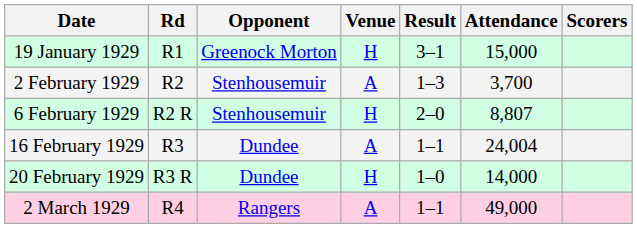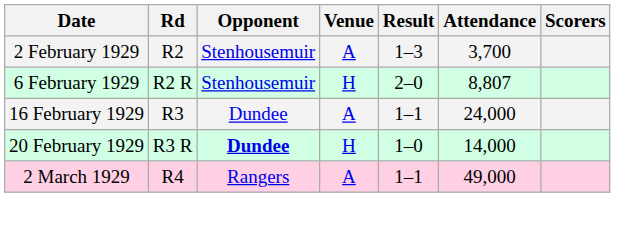- row: (77, 51)
(511, 145) 24,004 -> (490, 114) 24,000
(269, 176) normal -> (258, 145) bold
